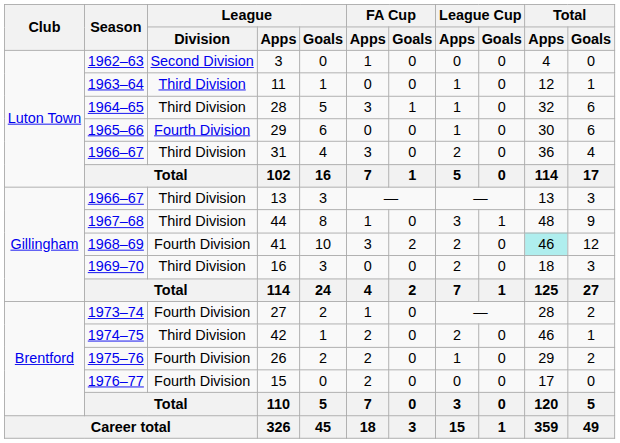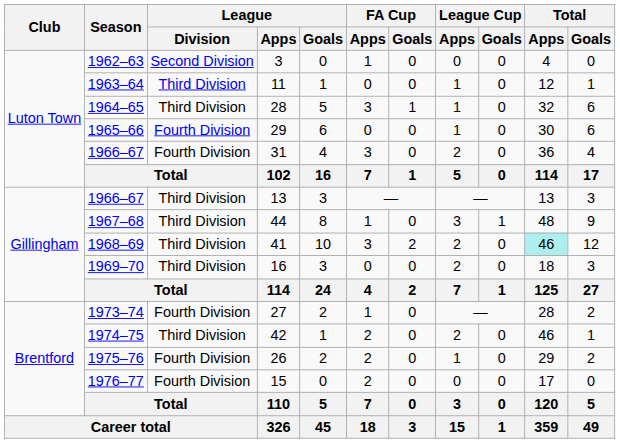(202, 152) Third Division -> (202, 152) Fourth Division
(202, 244) Fourth Division -> (202, 244) Third Division
